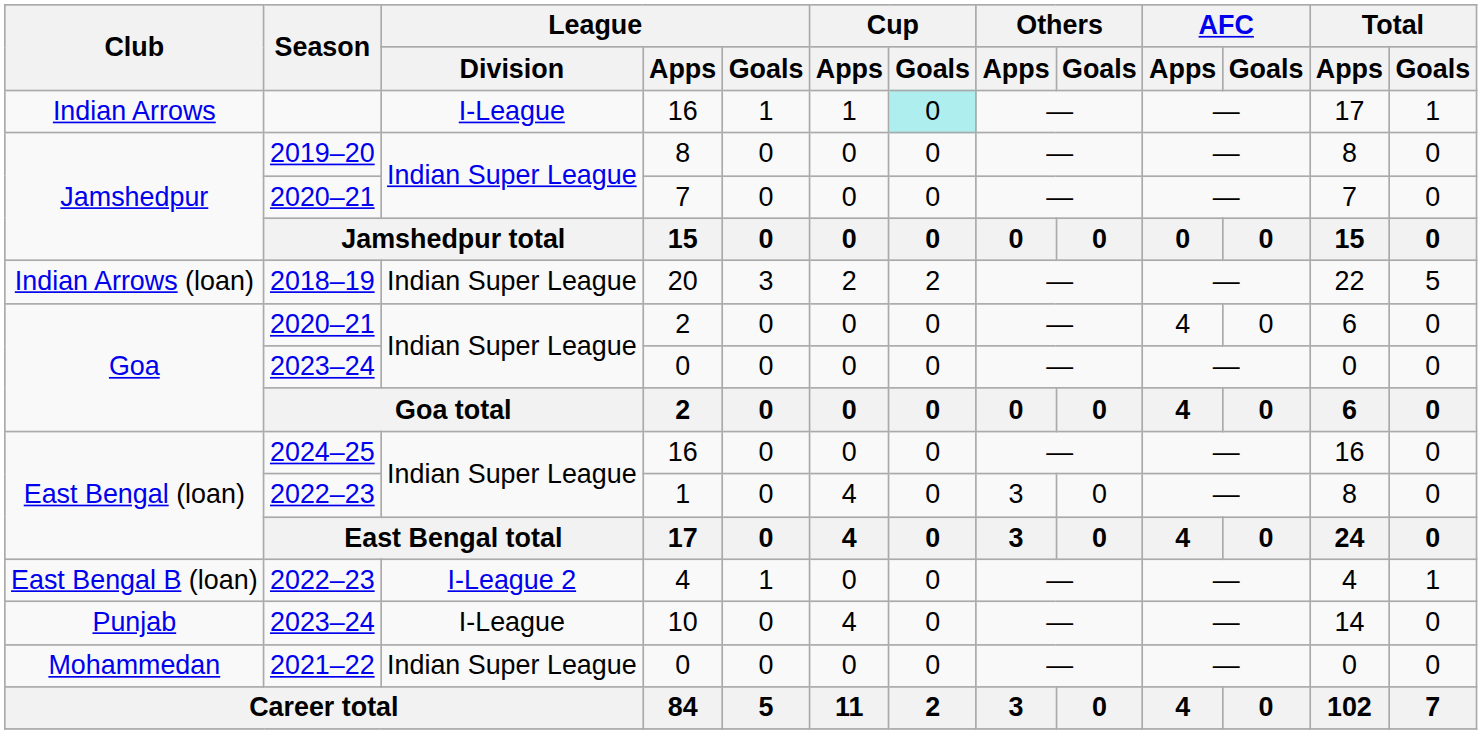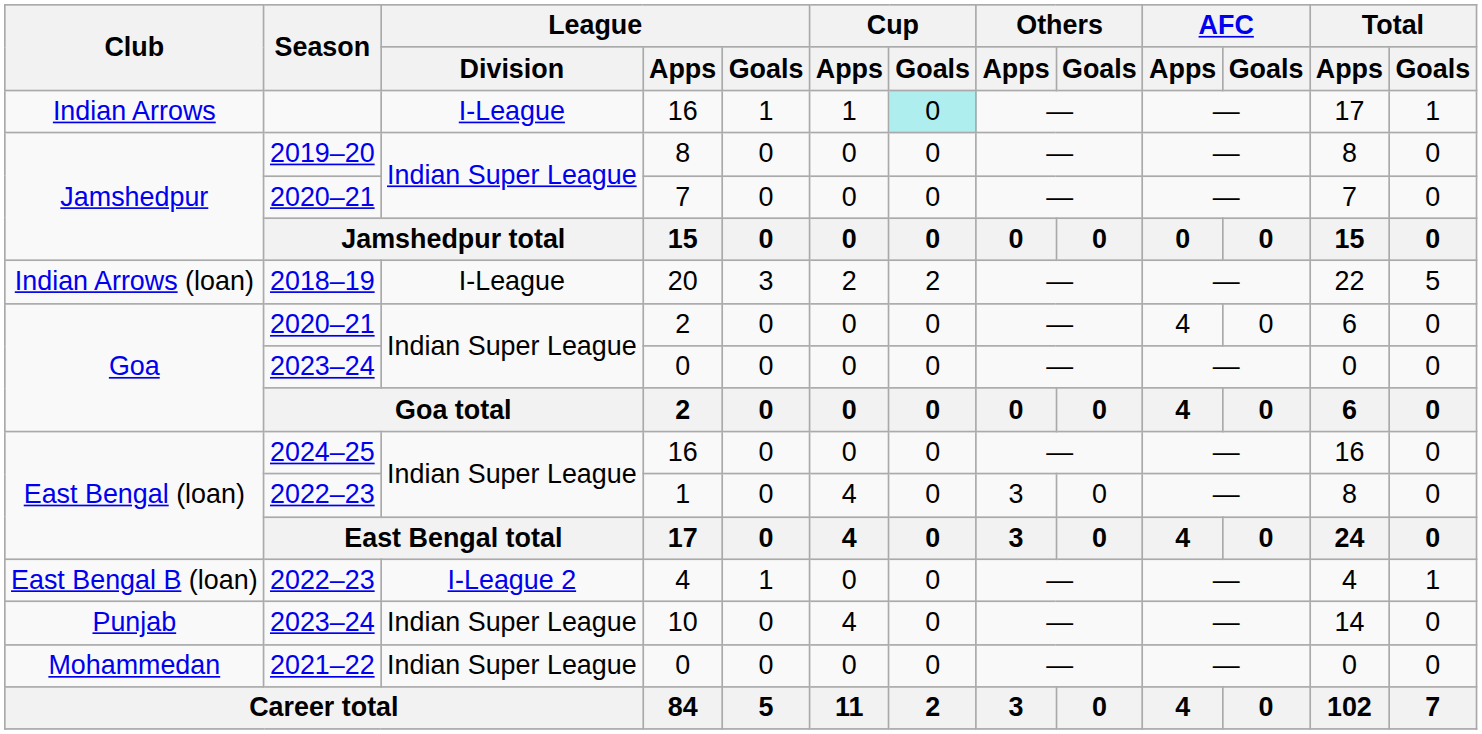(512, 281) Indian Super League -> (512, 281) I-League
(512, 622) I-League -> (512, 622) Indian Super League
